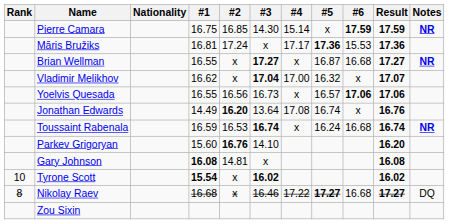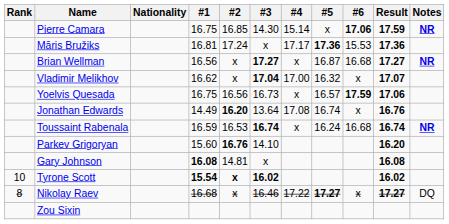(358, 29) 17.59 -> (358, 29) 17.06
(204, 62) 16.55 -> (204, 62) 16.56
(204, 95) 16.55 -> (204, 95) 16.75
(358, 95) 17.06 -> (358, 95) 17.59
(235, 177) normal -> (235, 177) bold
(358, 194) 16.68 -> (358, 194) x
